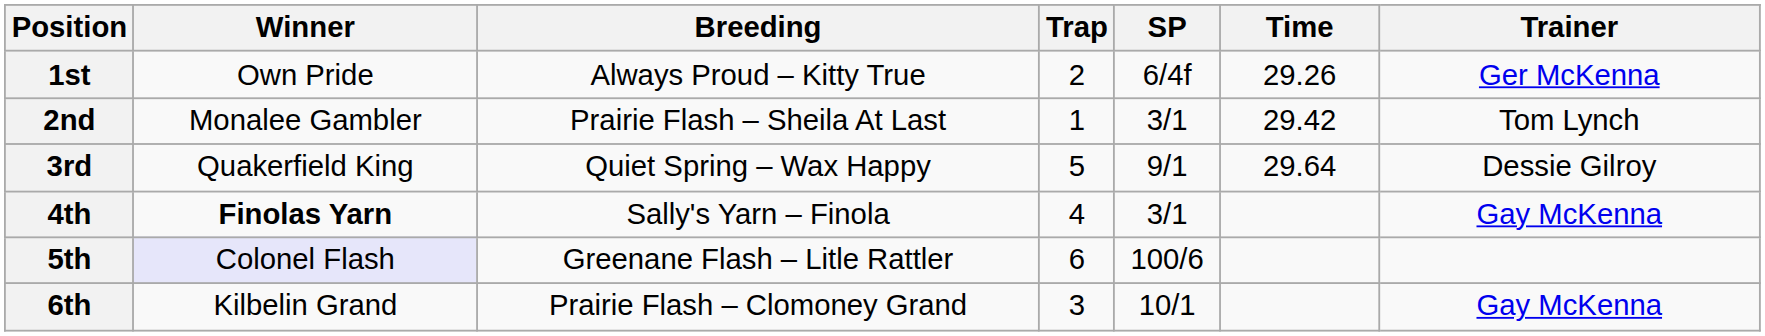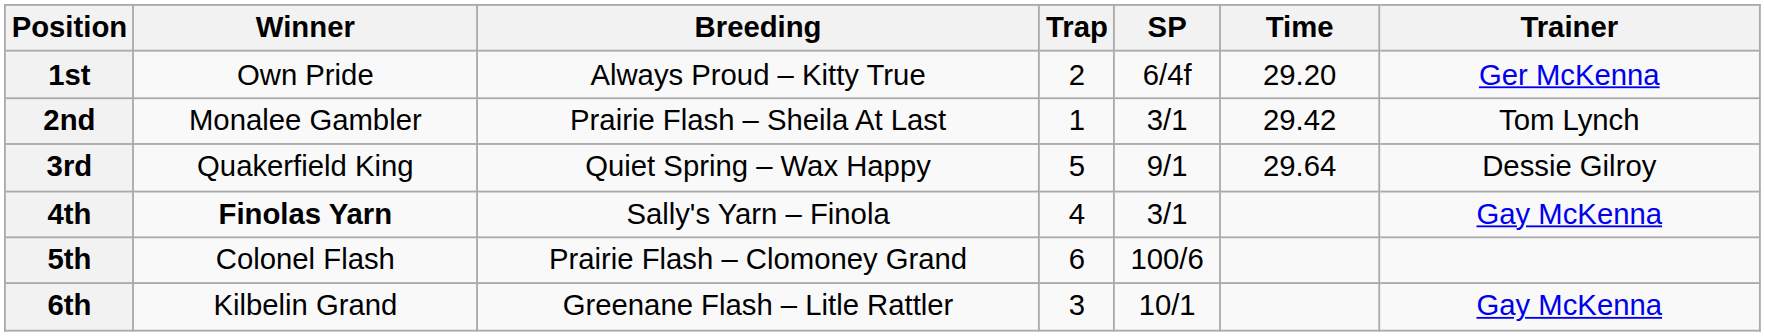(1300, 74) 29.26 -> (1300, 74) 29.20
(305, 259) lavender background -> (305, 259) no background
(758, 259) Greenane Flash – Litle Rattler -> (758, 259) Prairie Flash – Clomoney Grand
(758, 306) Prairie Flash – Clomoney Grand -> (758, 306) Greenane Flash – Litle Rattler
